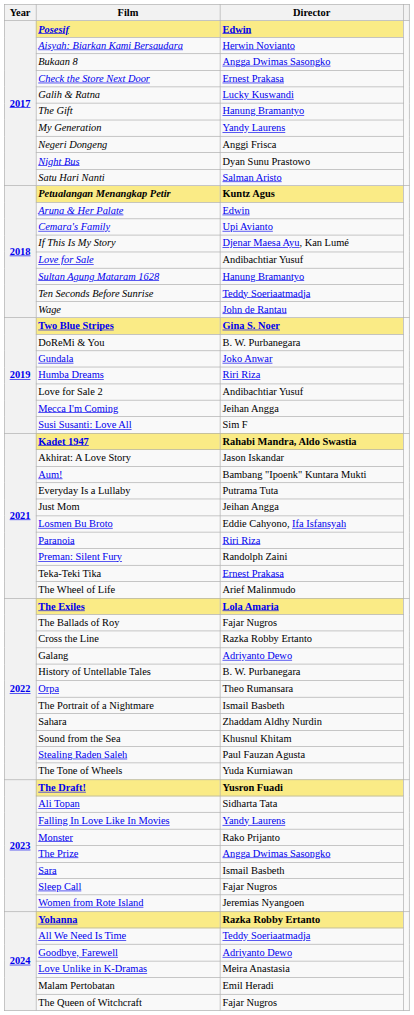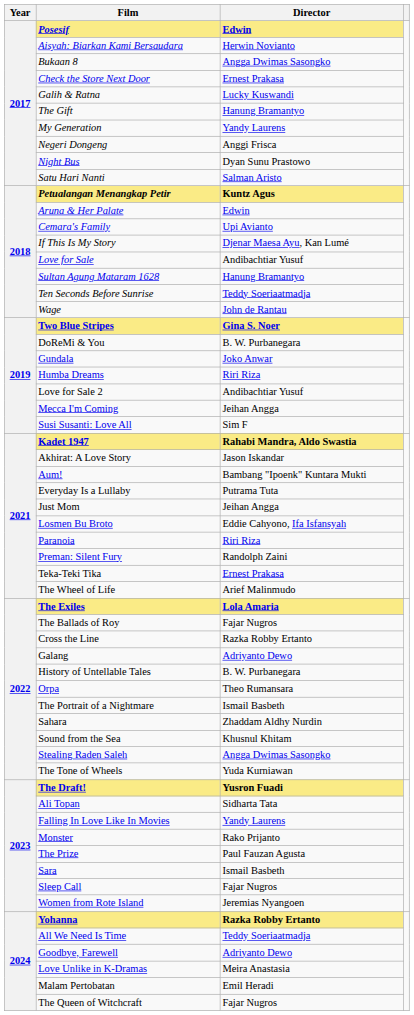(264, 754) Paul Fauzan Agusta -> (276, 754) Angga Dwimas Sasongko
(276, 853) Angga Dwimas Sasongko -> (264, 853) Paul Fauzan Agusta
